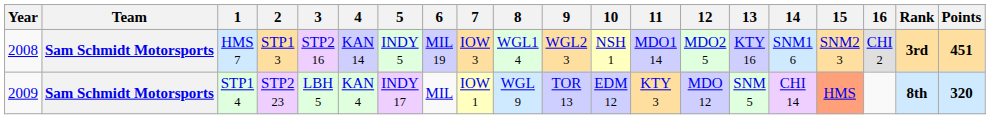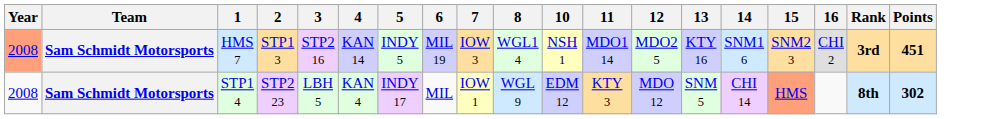- column: (566, 17)
(23, 50) no background -> (23, 50) lightsalmon background
(23, 93) 2009 -> (23, 93) 2008
(961, 93) 320 -> (913, 93) 302
